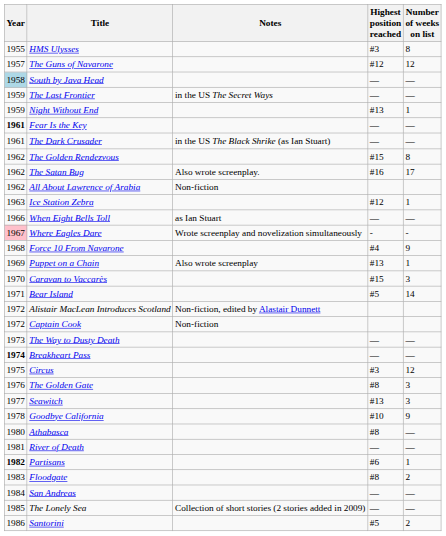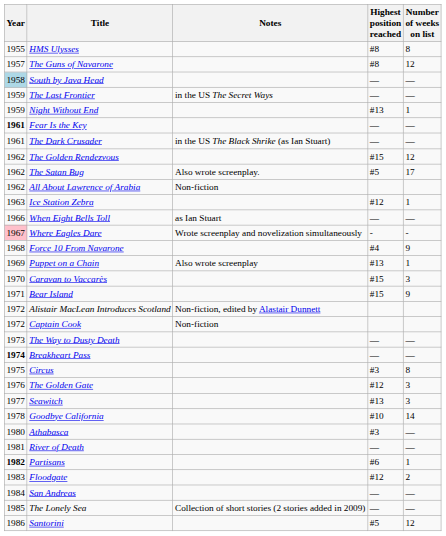(374, 49) #3 -> (374, 49) #8
(377, 64) #12 -> (374, 64) #8
(408, 156) 8 -> (410, 156) 12
(377, 171) #16 -> (374, 171) #5
(374, 294) #5 -> (377, 294) #15
(410, 294) 14 -> (408, 294) 9
(410, 370) 12 -> (408, 370) 8
(374, 385) #8 -> (377, 385) #12
(408, 416) 9 -> (410, 416) 14
(374, 431) #8 -> (374, 431) #3
(374, 477) #8 -> (377, 477) #12
(408, 523) 2 -> (410, 523) 12
